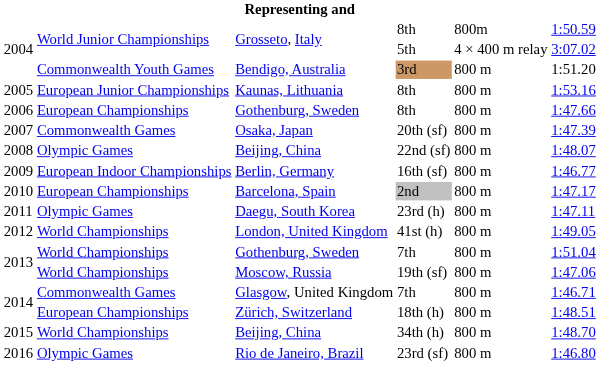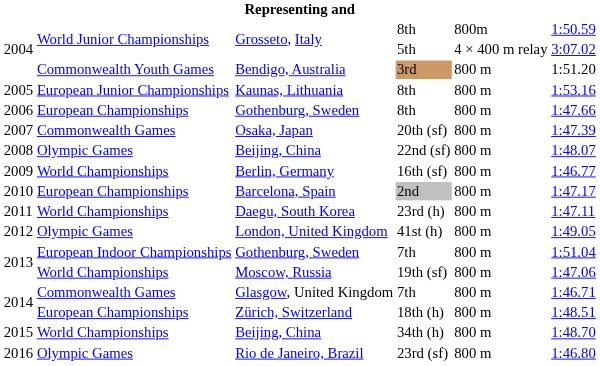(134, 171) European Indoor Championships -> (103, 171) World Championships
(85, 211) Olympic Games -> (103, 211) World Championships
(103, 231) World Championships -> (85, 231) Olympic Games
(103, 251) World Championships -> (134, 251) European Indoor Championships
